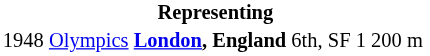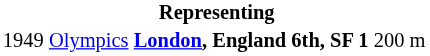(23, 40) 1948 -> (23, 40) 1949
(329, 40) normal -> (330, 40) bold
